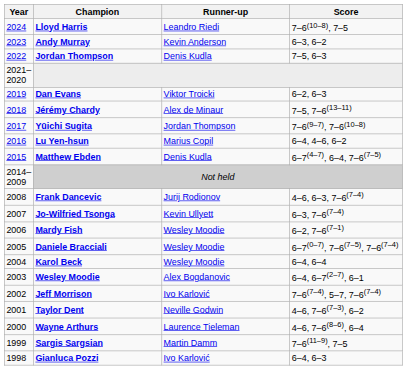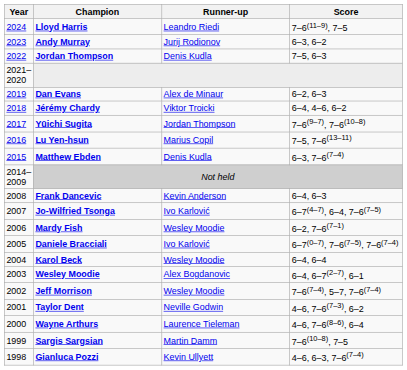(320, 27) 7–6(10–8), 7–5 -> (320, 27) 7–6(11–9), 7–5
(195, 42) Kevin Anderson -> (192, 42) Jurij Rodionov
(189, 95) Viktor Troicki -> (193, 95) Alex de Minaur
(193, 110) Alex de Minaur -> (189, 109) Viktor Troicki
(322, 110) 7–5, 7–6(13–11) -> (319, 109) 6–4, 4–6, 6–2
(319, 142) 6–4, 4–6, 6–2 -> (322, 140) 7–5, 7–6(13–11)
(336, 157) 6–7(4–7), 6–4, 7–6(7–5) -> (318, 157) 6–3, 7–6(7–4)
(192, 197) Jurij Rodionov -> (195, 196) Kevin Anderson
(328, 197) 4–6, 6–3, 7–6(7–4) -> (309, 196) 6–4, 6–3
(188, 214) Kevin Ullyett -> (187, 211) Ivo Karlović
(318, 214) 6–3, 7–6(7–4) -> (336, 211) 6–7(4–7), 6–4, 7–6(7–5)
(194, 247) Wesley Moodie -> (187, 244) Ivo Karlović
(187, 294) Ivo Karlović -> (194, 291) Wesley Moodie
(320, 343) 7–6(11–9), 7–5 -> (320, 341) 7–6(10–8), 7–5
(187, 358) Ivo Karlović -> (188, 357) Kevin Ullyett
(309, 358) 6–4, 6–3 -> (328, 357) 4–6, 6–3, 7–6(7–4)
